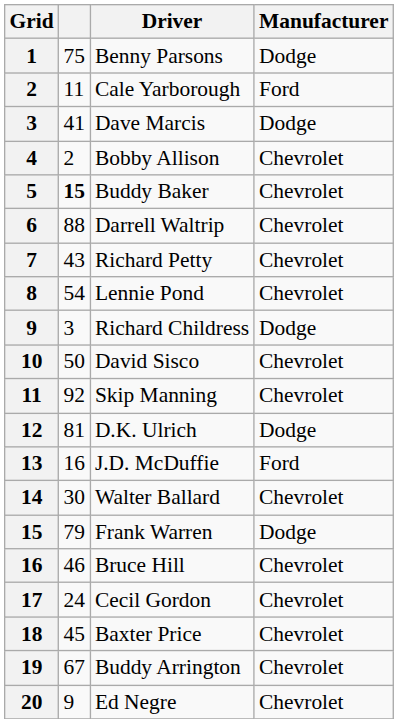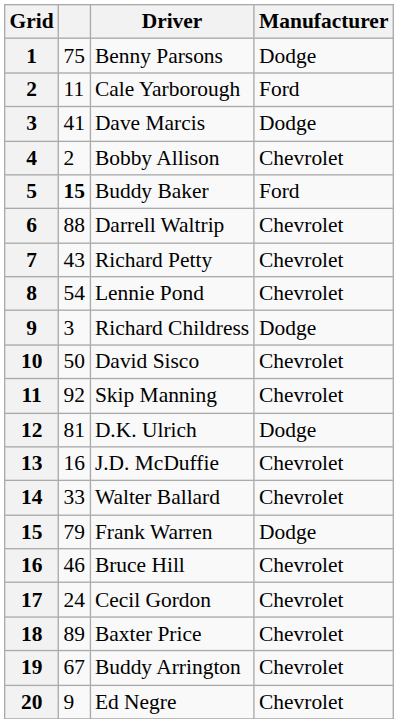(301, 191) Chevrolet -> (279, 191) Ford
(279, 463) Ford -> (301, 463) Chevrolet
(74, 497) 30 -> (74, 497) 33
(74, 633) 45 -> (74, 633) 89
